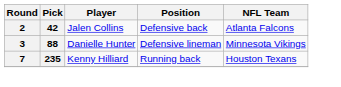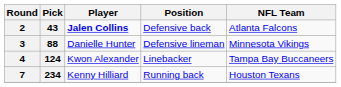(53, 28) 42 -> (53, 28) 43
(95, 28) normal -> (98, 28) bold
+ row: (22, 59)
(53, 59) 235 -> (53, 75) 234
